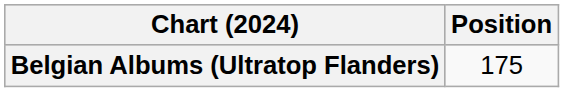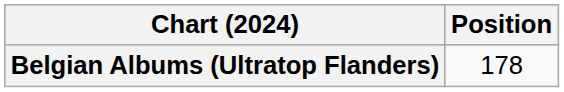(502, 65) 175 -> (502, 65) 178
